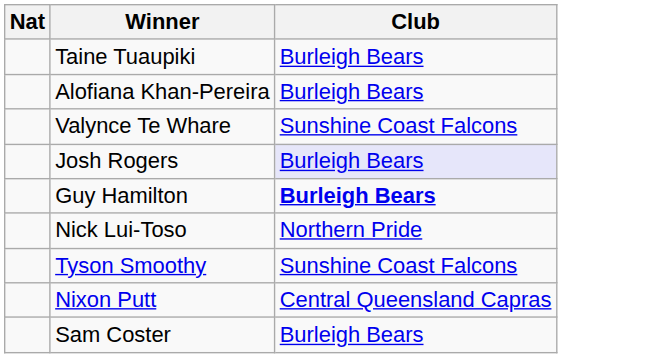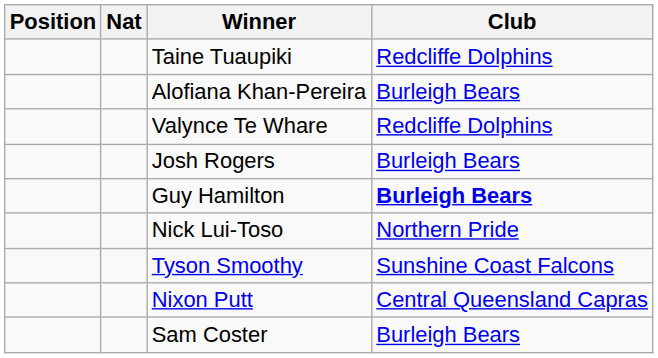+ column: (53, 21)
(352, 56) Burleigh Bears -> (464, 56) Redcliffe Dolphins
(399, 126) Sunshine Coast Falcons -> (464, 126) Redcliffe Dolphins
(352, 160) lavender background -> (448, 160) no background
